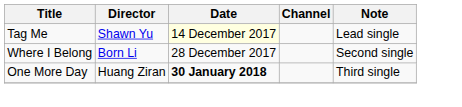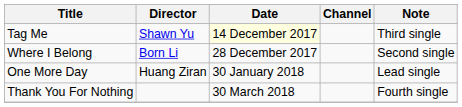(368, 33) Lead single -> (409, 33) Third single
(219, 72) bold -> (258, 72) normal
(368, 72) Third single -> (409, 72) Lead single
+ row: (70, 92)
